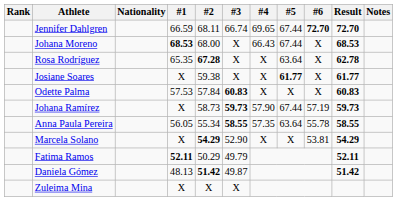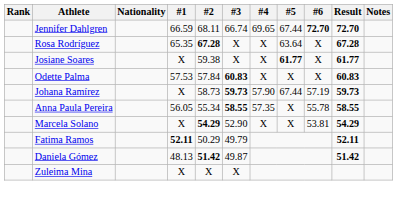- row: (66, 44)
(348, 60) 62.78 -> (348, 44) 67.28
(291, 124) 63.64 -> (291, 108) X
